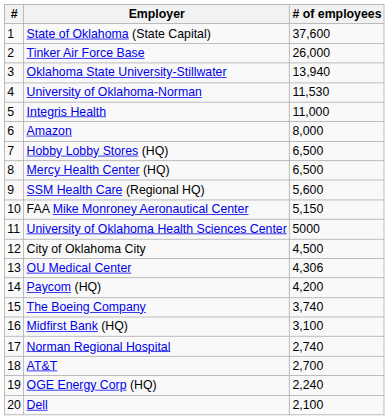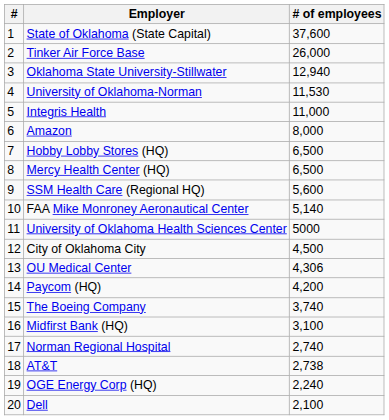(311, 72) 13,940 -> (311, 72) 12,940
(308, 209) 5,150 -> (308, 209) 5,140
(308, 365) 2,700 -> (308, 365) 2,738
